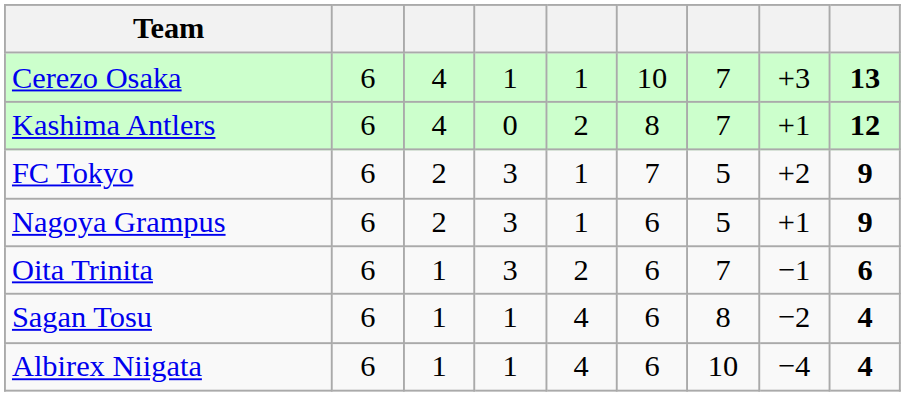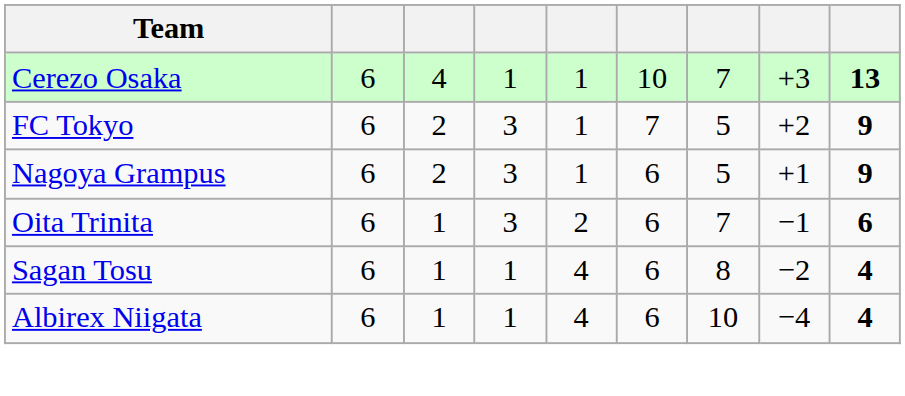- row: (114, 125)
